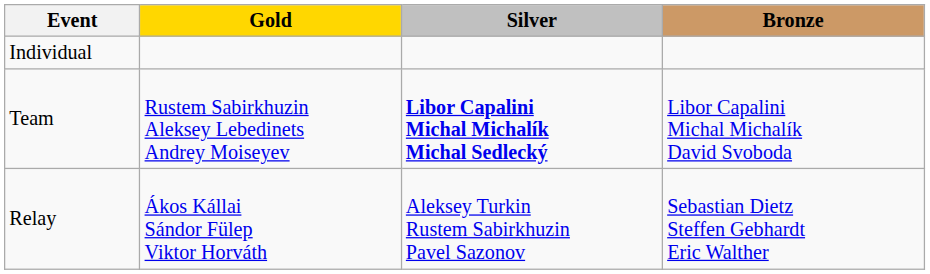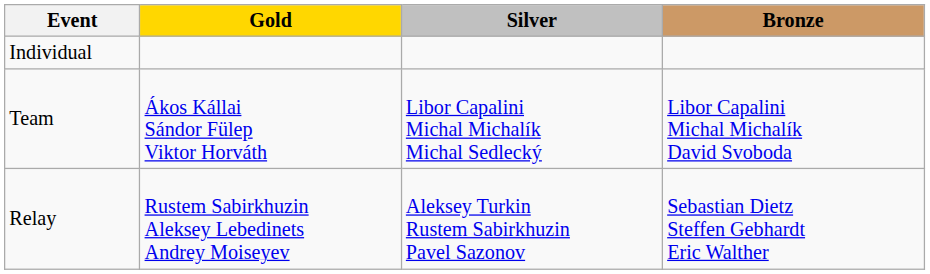(227, 129) Rustem Sabirkhuzin Aleksey Lebedinets Andrey Moiseyev -> (206, 129) Ákos Kállai Sándor Fülep Viktor Horváth
(477, 129) bold -> (474, 129) normal
(206, 229) Ákos Kállai Sándor Fülep Viktor Horváth -> (227, 229) Rustem Sabirkhuzin Aleksey Lebedinets Andrey Moiseyev
